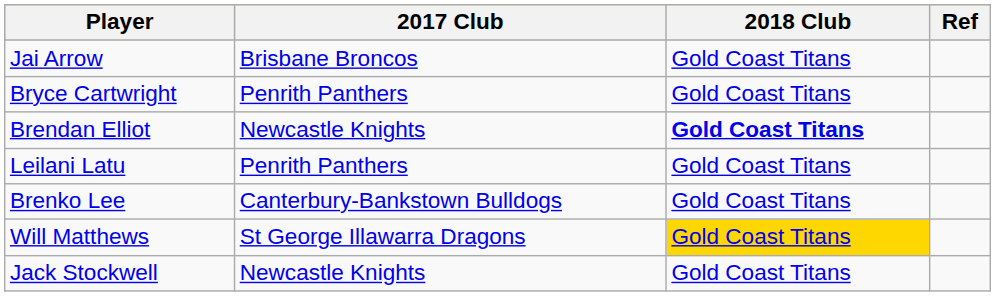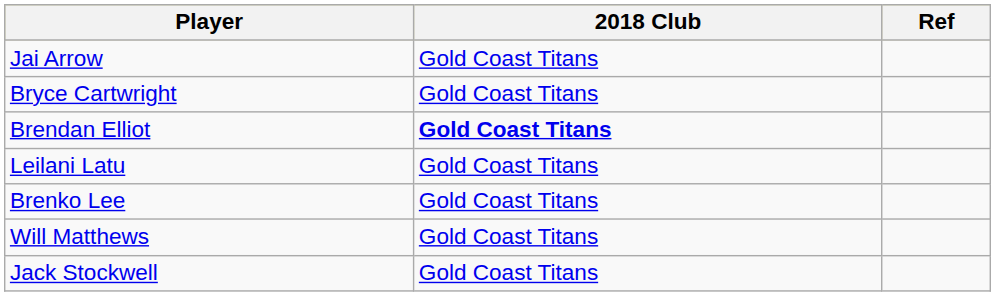- column: (450, 22)
(761, 237) gold background -> (509, 237) no background
